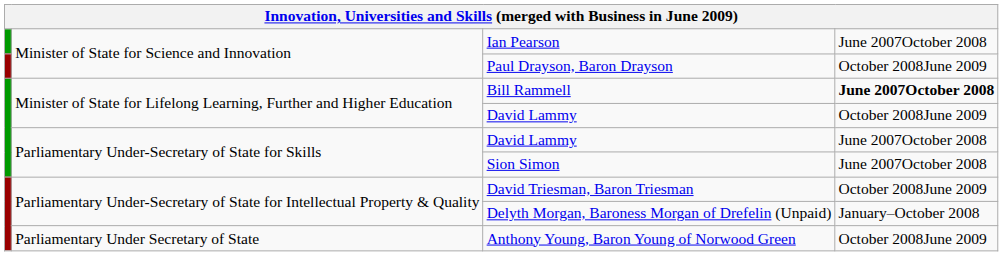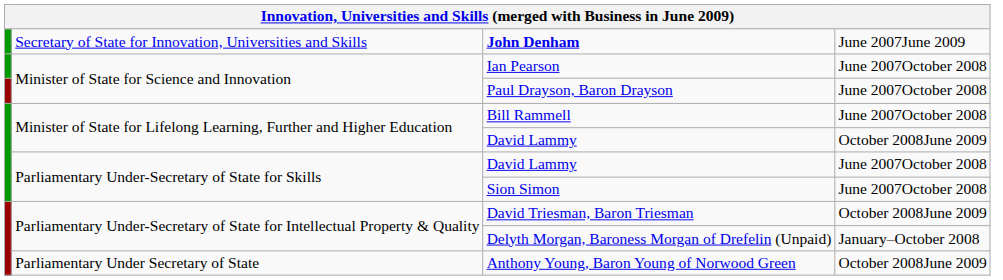+ row: (191, 41)
(913, 66) October 2008June 2009 -> (913, 90) June 2007October 2008
(916, 90) bold -> (913, 115) normal
